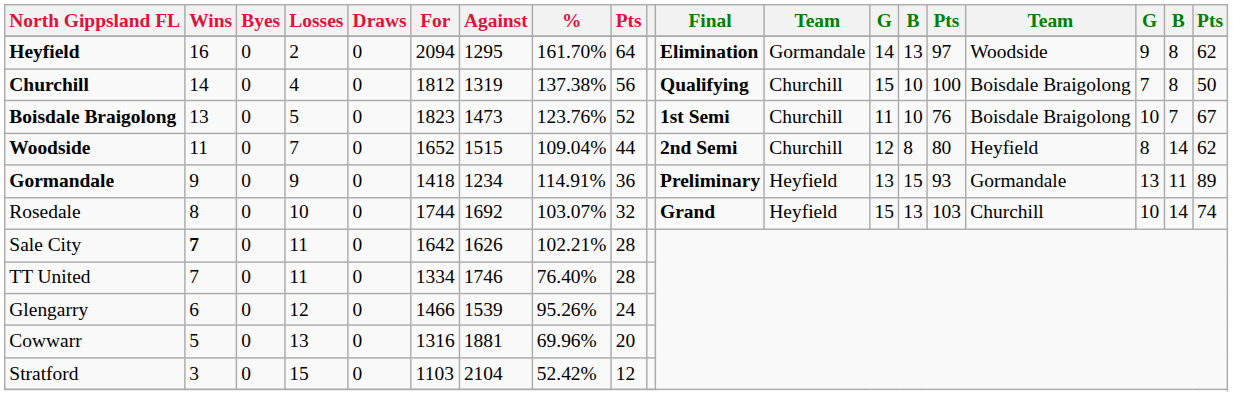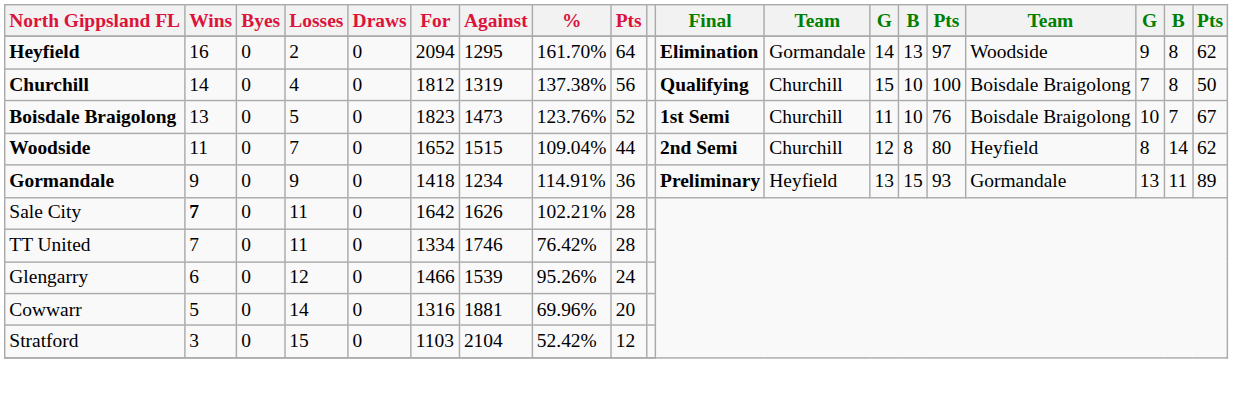- row: (45, 212)
(567, 276) 76.40% -> (567, 244) 76.42%
(299, 340) 13 -> (299, 308) 14
